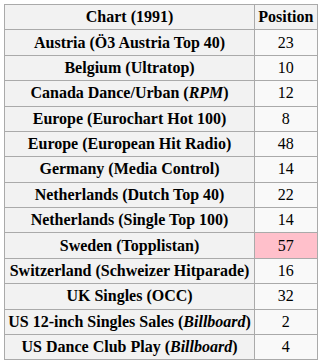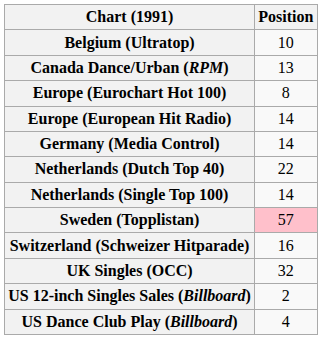- row: (130, 42)
(286, 93) 12 -> (286, 67) 13
(286, 144) 48 -> (286, 118) 14
